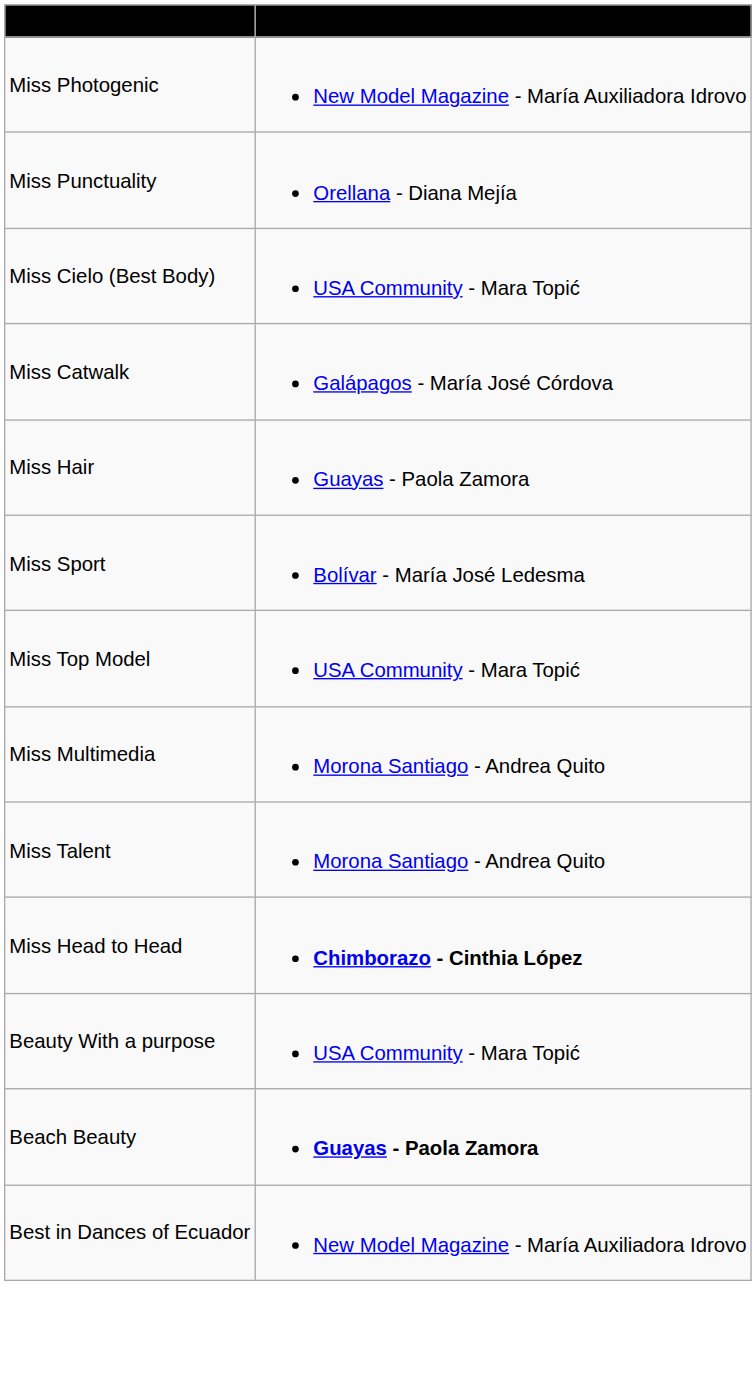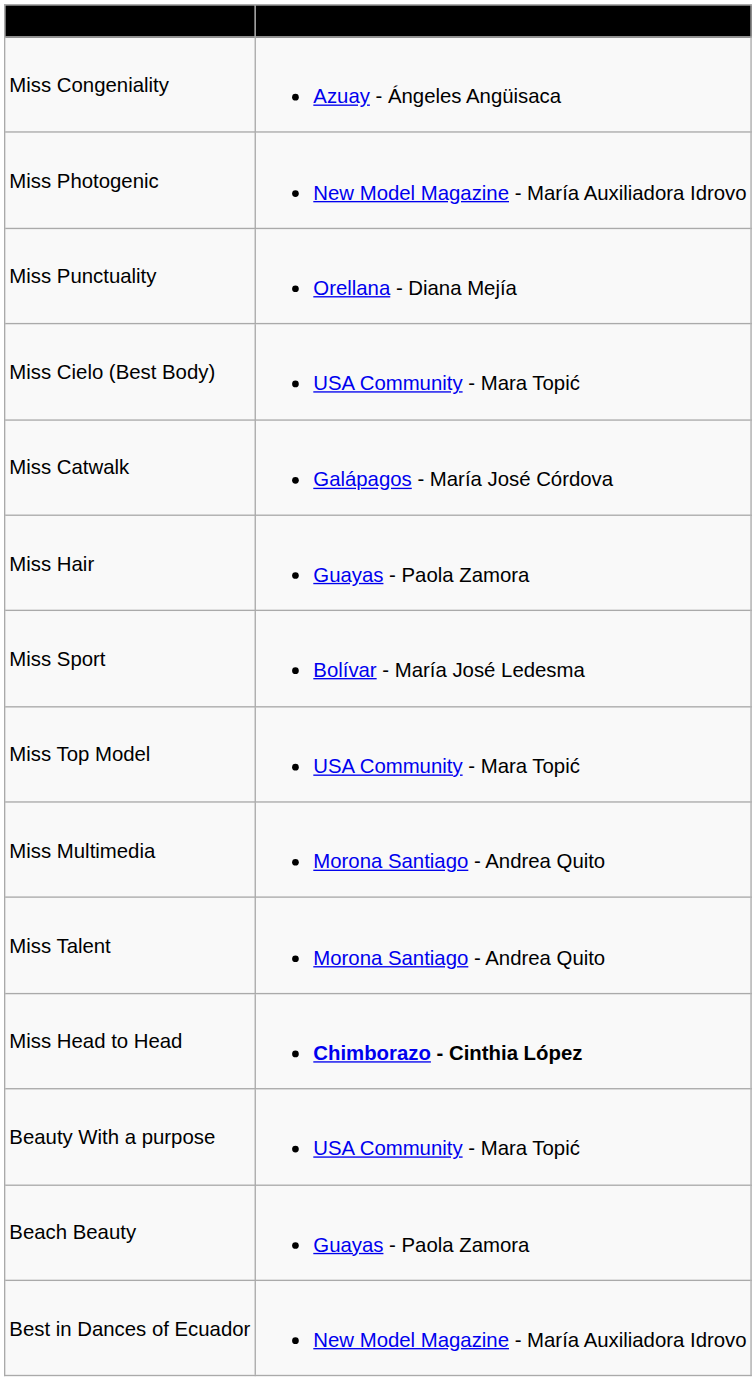+ row: (89, 85)
(503, 1148) bold -> (503, 1244) normal
